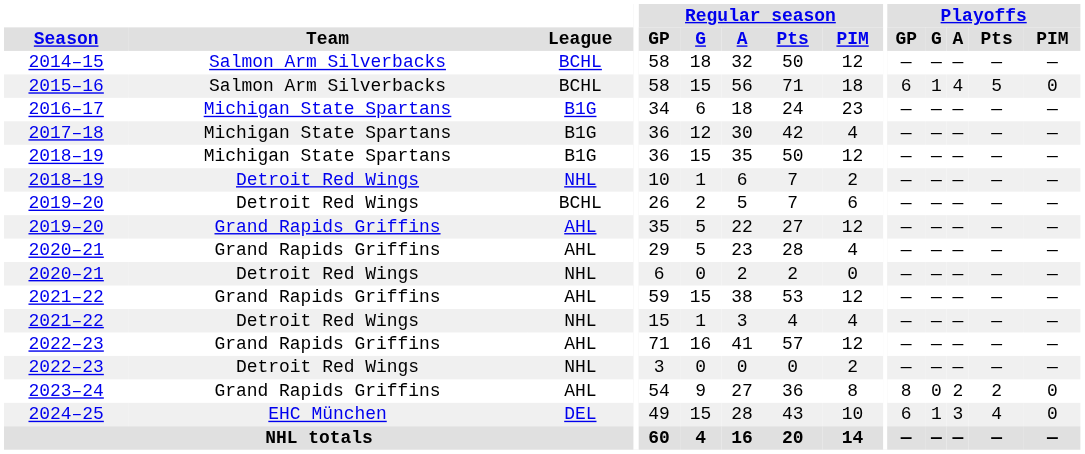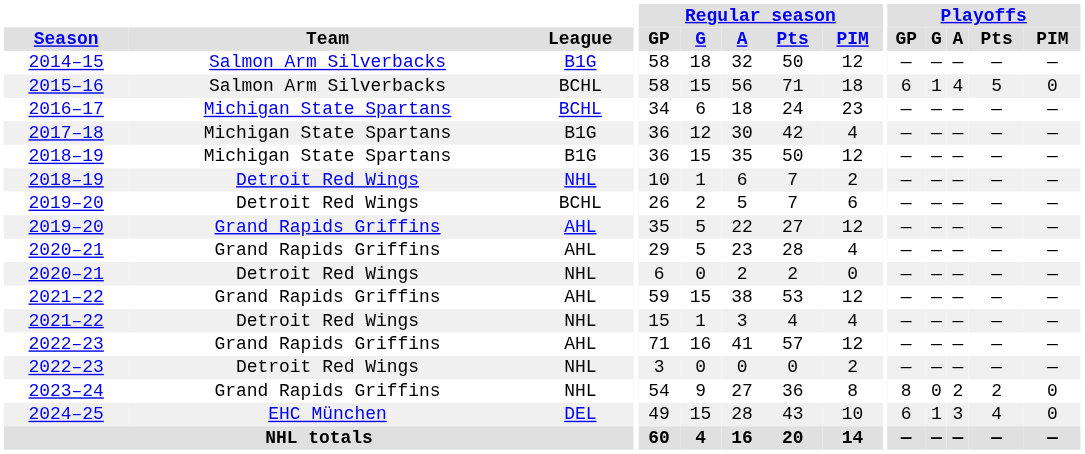(580, 63) BCHL -> (580, 63) B1G
(580, 110) B1G -> (580, 110) BCHL
(580, 391) AHL -> (580, 391) NHL
